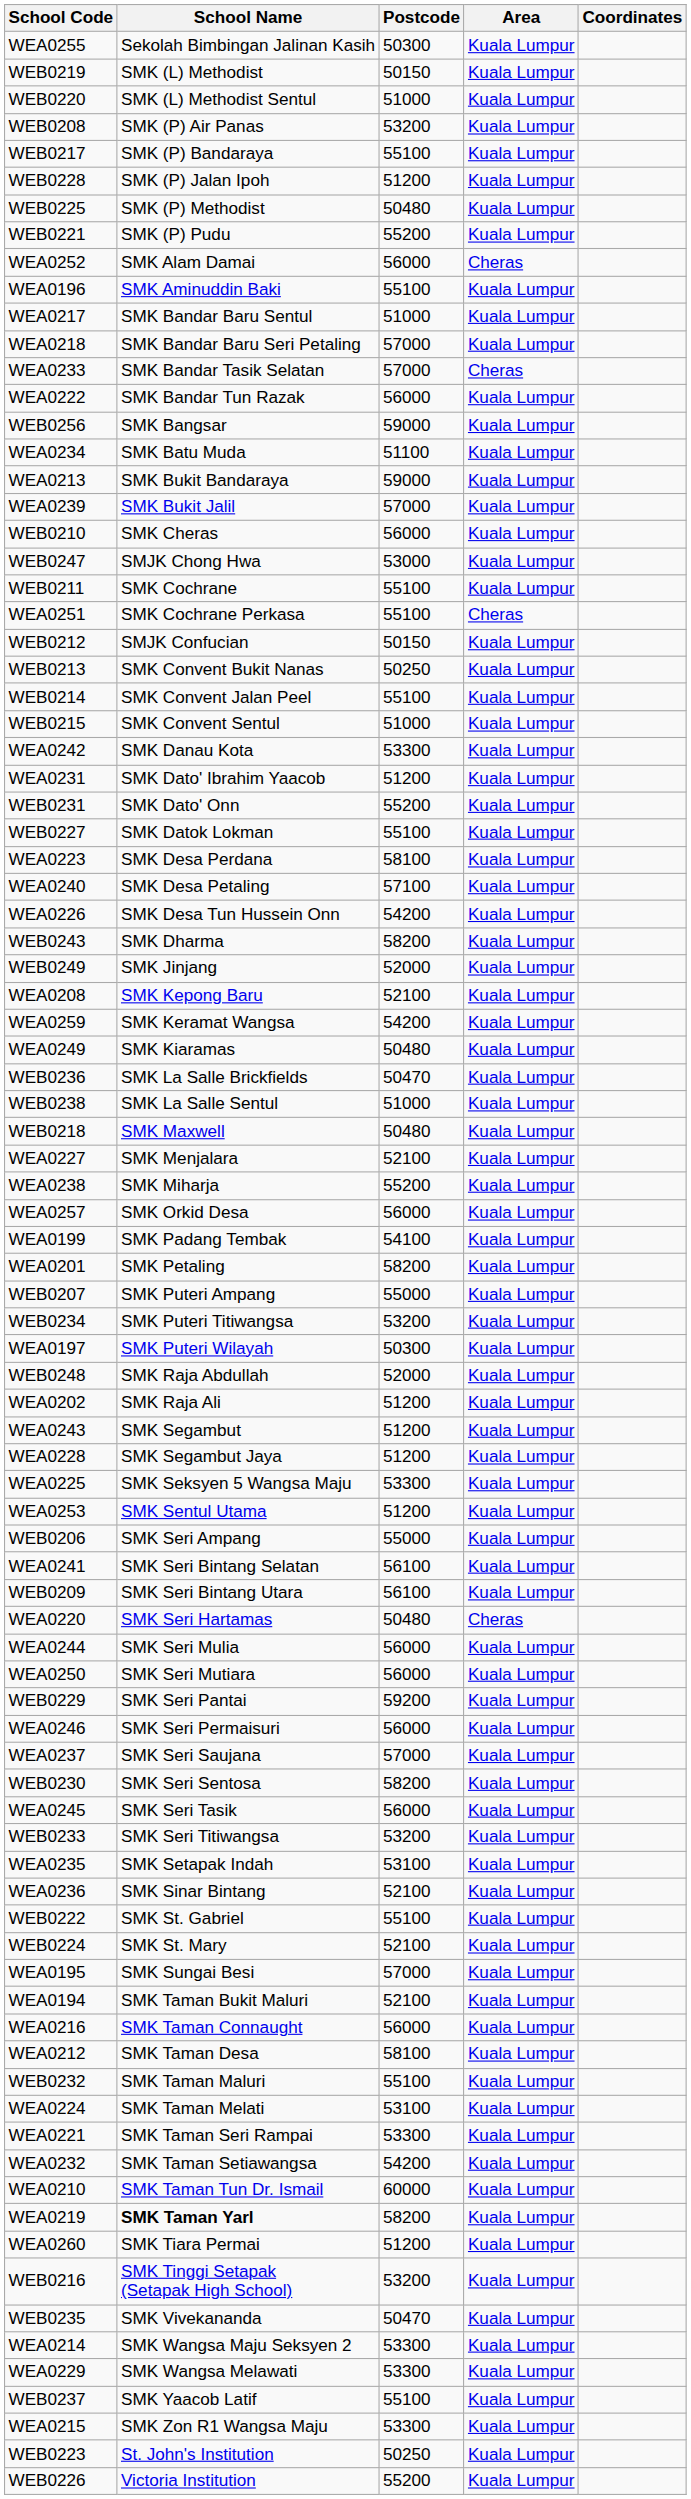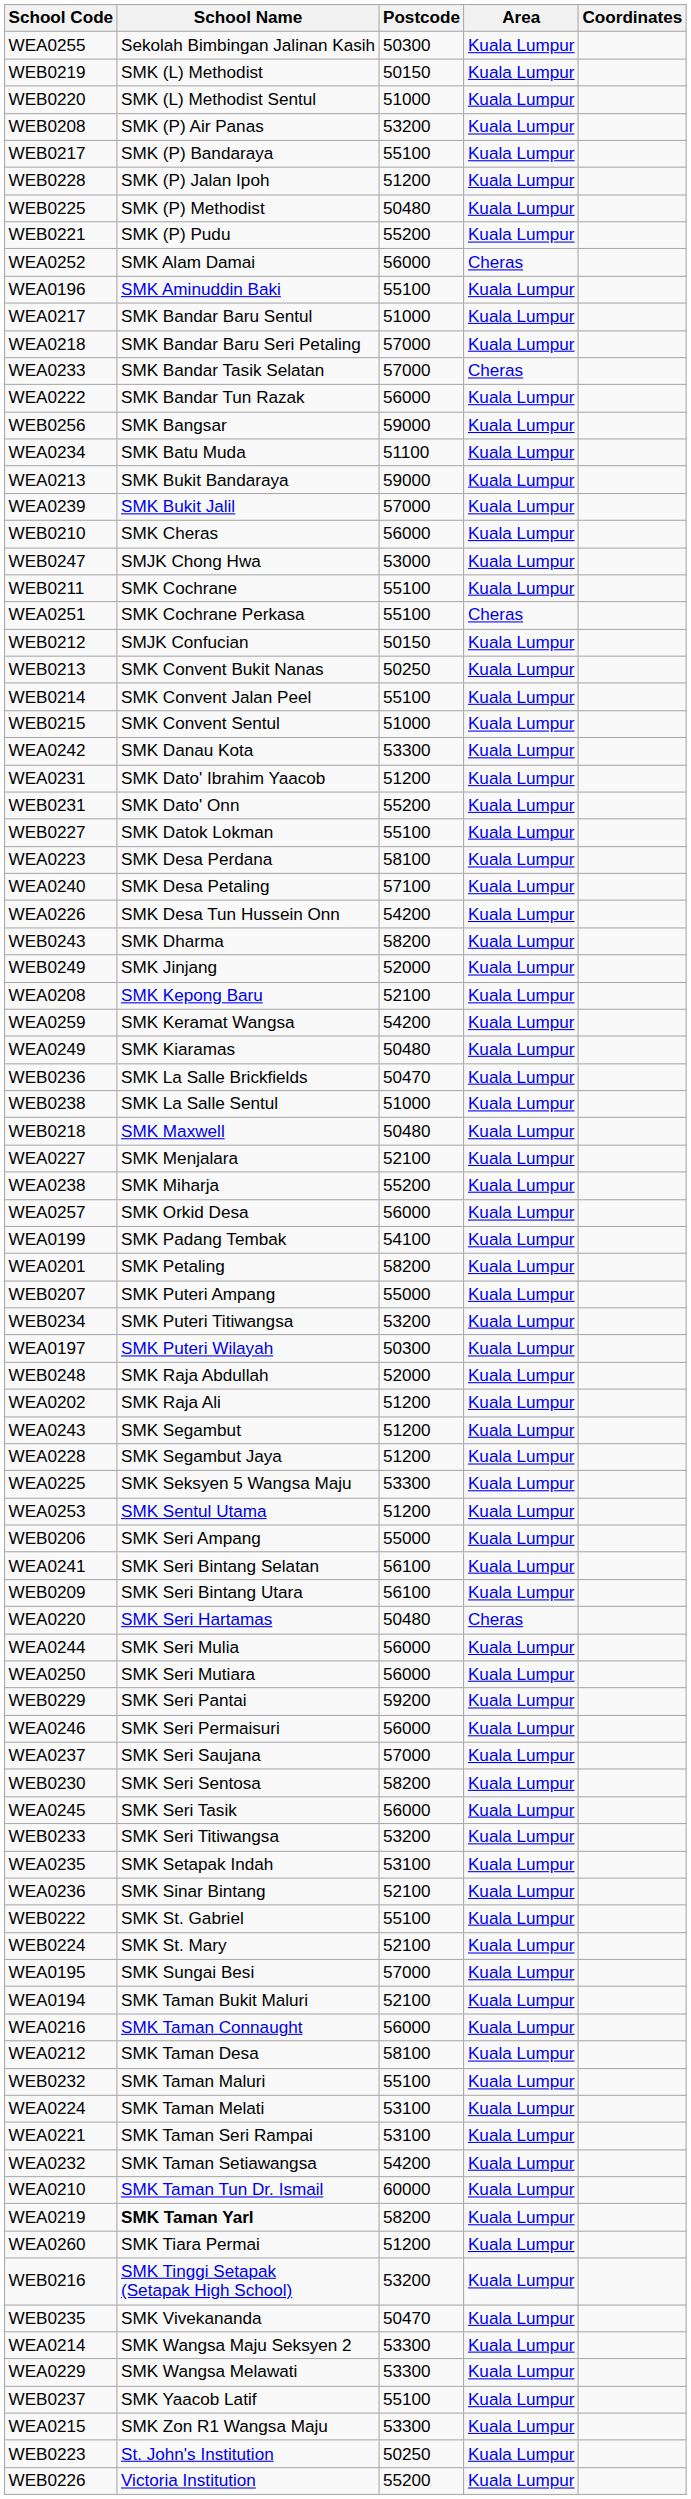(407, 2135) 53300 -> (407, 2135) 53100
